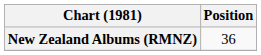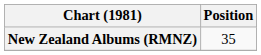(228, 38) 36 -> (228, 38) 35
